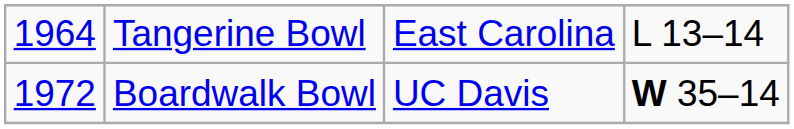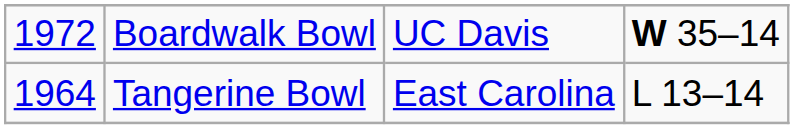rows swapped: (239, 33) <-> (244, 92)
